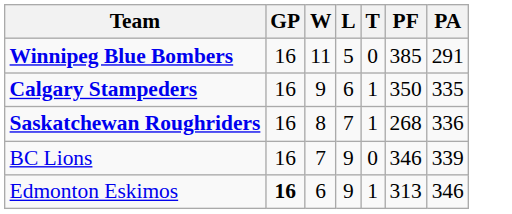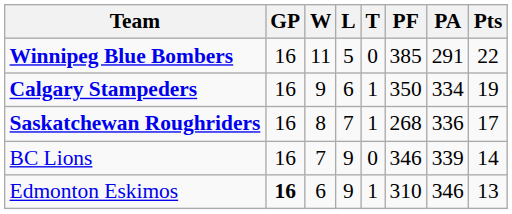+ column: (488, 21)
(448, 89) 335 -> (448, 89) 334
(406, 191) 313 -> (406, 191) 310
